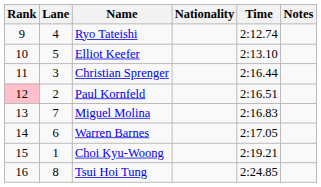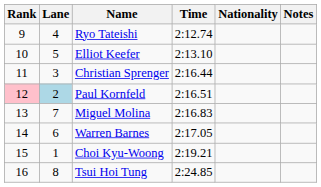columns swapped: (204, 14) <-> (259, 14)
(56, 93) no background -> (56, 93) lightblue background
